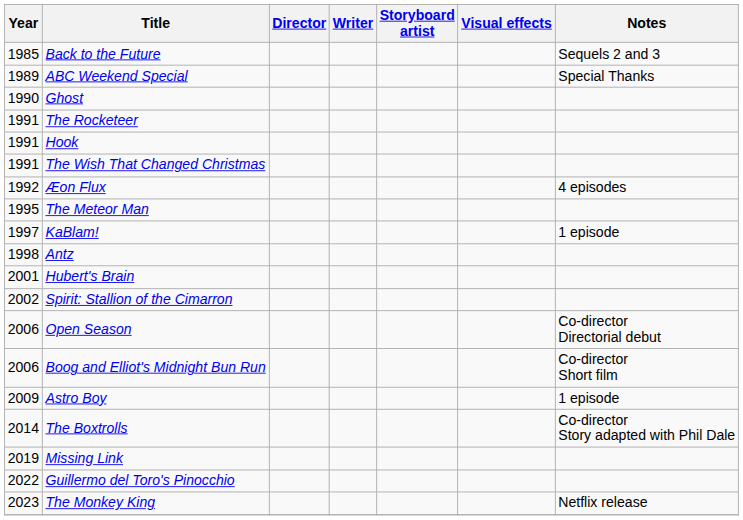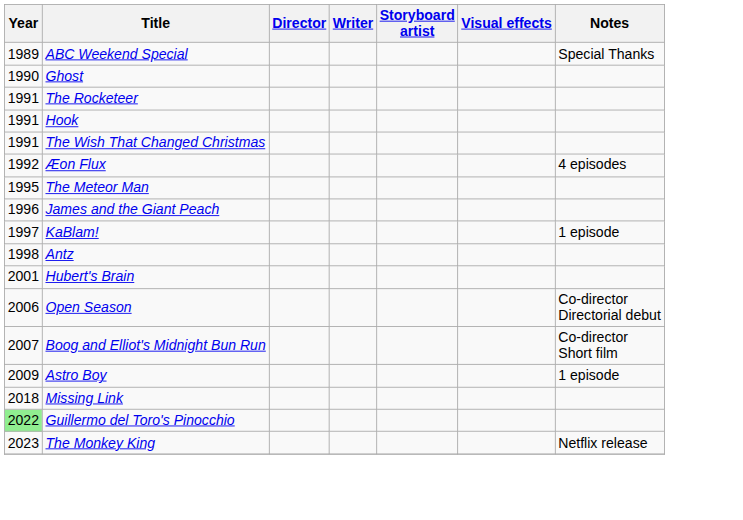- row: (103, 53)
+ row: (132, 210)
- row: (139, 299)
(23, 367) 2006 -> (23, 345) 2007
- row: (87, 428)
(23, 458) 2019 -> (23, 398) 2018
(23, 480) no background -> (23, 420) lightgreen background
